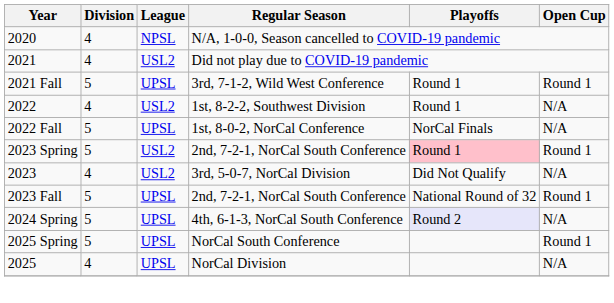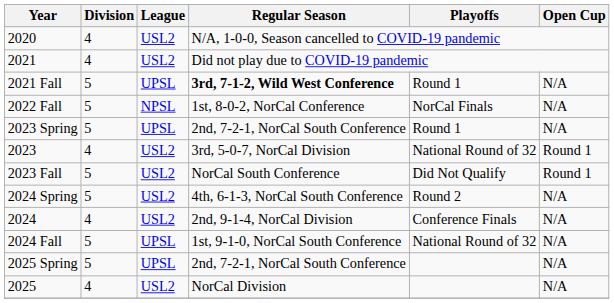(158, 38) NPSL -> (158, 38) USL2
(288, 83) normal -> (293, 83) bold
(567, 83) Round 1 -> (555, 83) N/A
- row: (22, 106)
(158, 128) UPSL -> (158, 106) NPSL
(158, 151) USL2 -> (158, 128) UPSL
(437, 151) pink background -> (437, 128) no background
(567, 151) Round 1 -> (555, 128) N/A
(459, 173) Did Not Qualify -> (474, 151) National Round of 32
(555, 173) N/A -> (567, 151) Round 1
(158, 196) UPSL -> (158, 173) USL2
(299, 196) 2nd, 7-2-1, NorCal South Conference -> (266, 173) NorCal South Conference
(474, 196) National Round of 32 -> (459, 173) Did Not Qualify
(158, 219) UPSL -> (158, 196) USL2
(437, 219) lavender background -> (437, 196) no background
+ row: (22, 219)
+ row: (35, 241)
(266, 241) NorCal South Conference -> (299, 264) 2nd, 7-2-1, NorCal South Conference
(567, 241) Round 1 -> (555, 264) N/A
(158, 264) UPSL -> (158, 286) USL2
